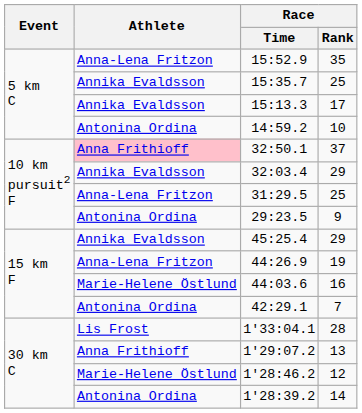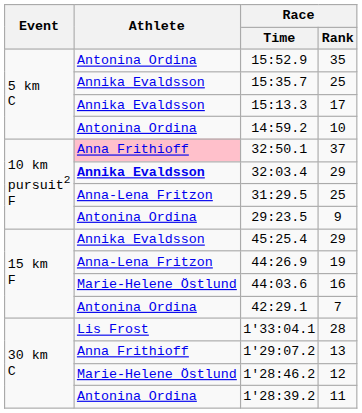(145, 60) Anna-Lena Fritzon -> (137, 60) Antonina Ordina
(141, 172) normal -> (141, 172) bold
(338, 396) 14 -> (338, 396) 11
